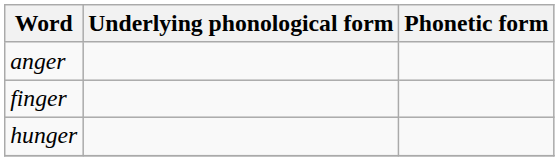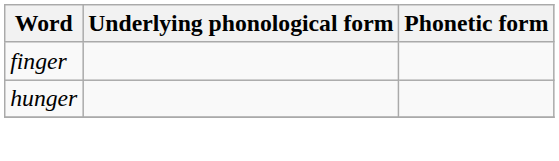- row: (38, 60)
